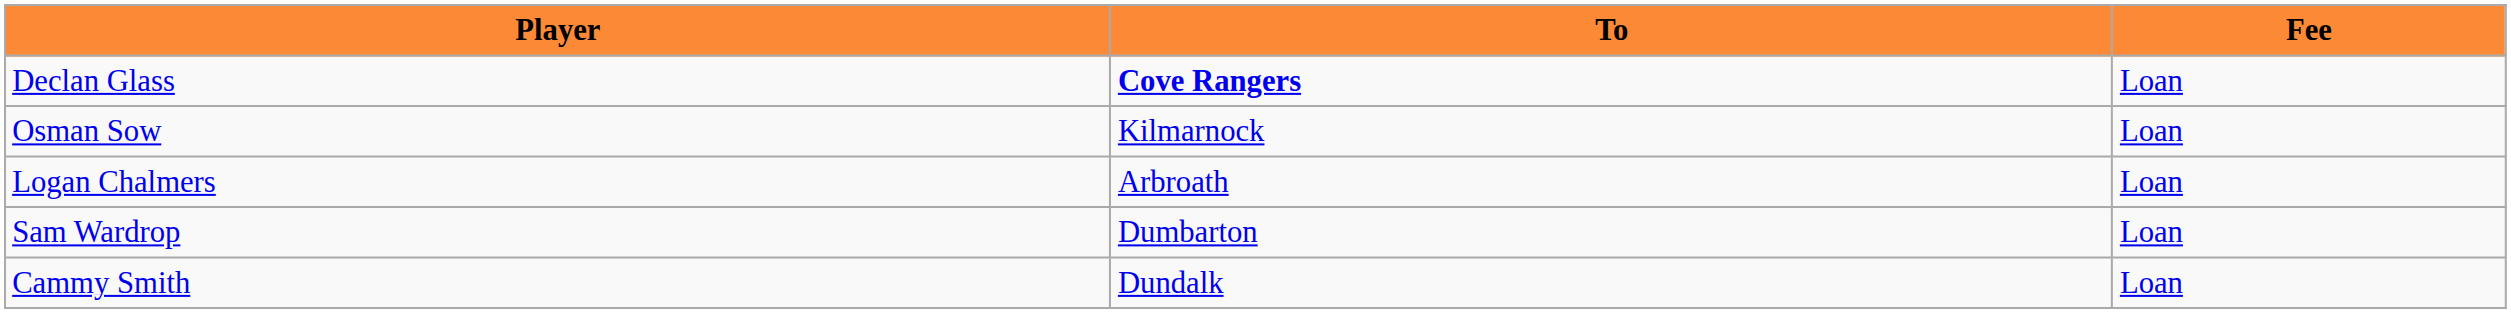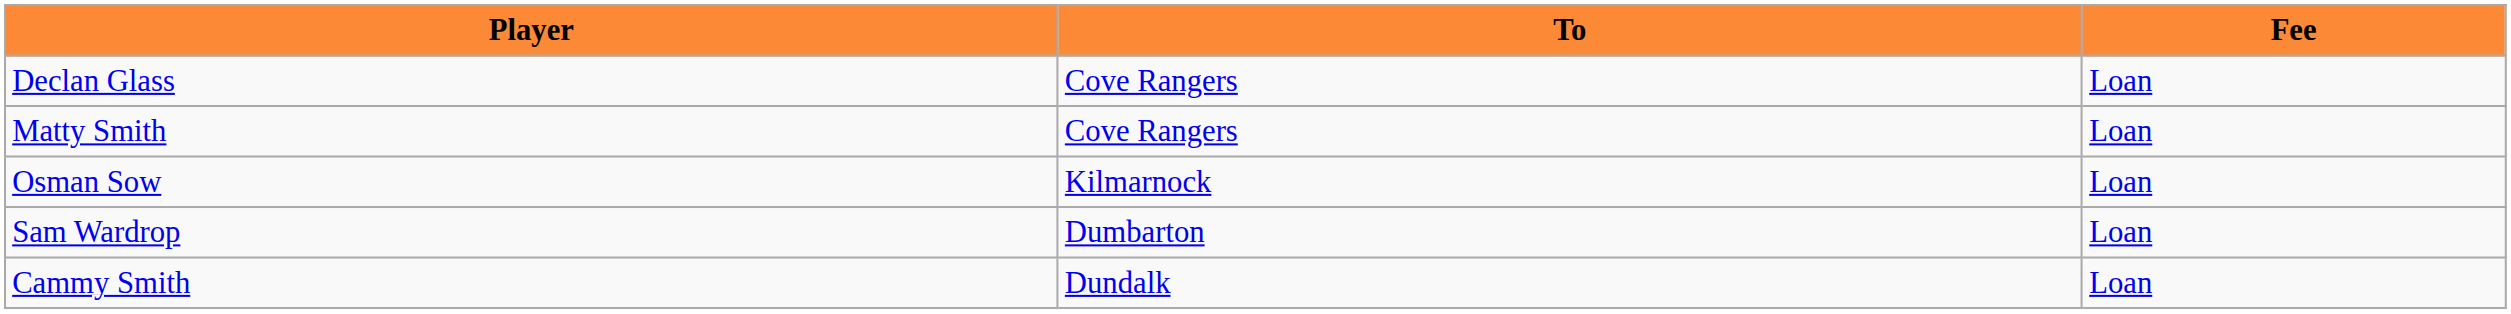(1209, 80) bold -> (1151, 80) normal
+ row: (89, 131)
- row: (114, 181)
